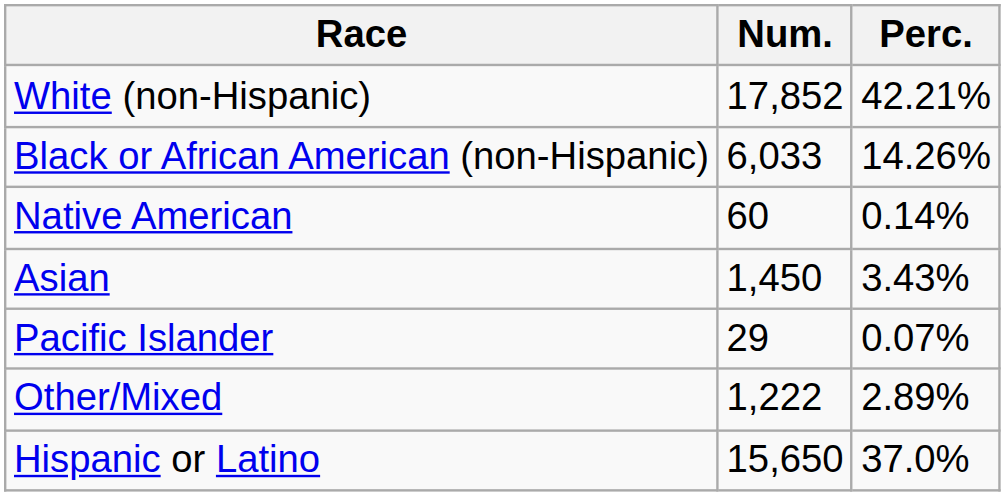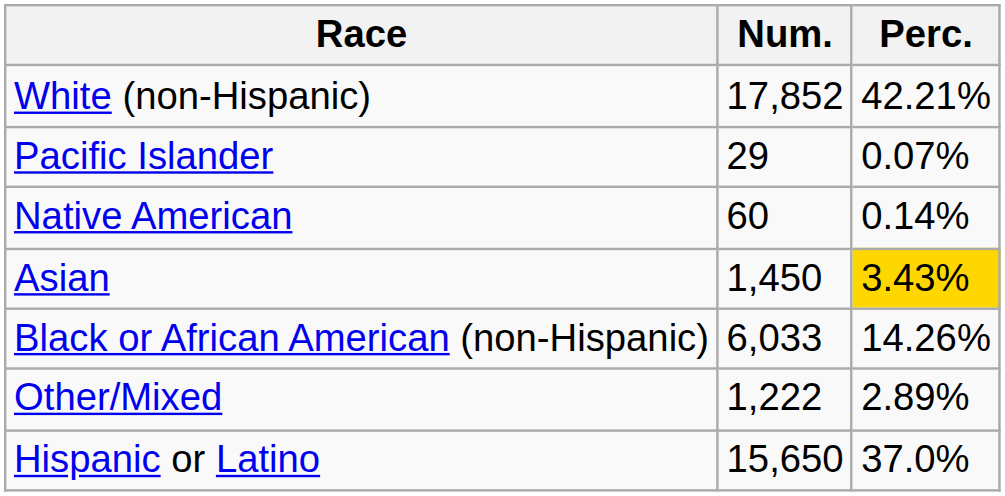rows swapped: (361, 156) <-> (144, 338)
(915, 277) no background -> (915, 277) gold background
